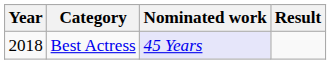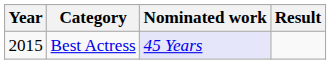(26, 45) 2018 -> (26, 45) 2015
